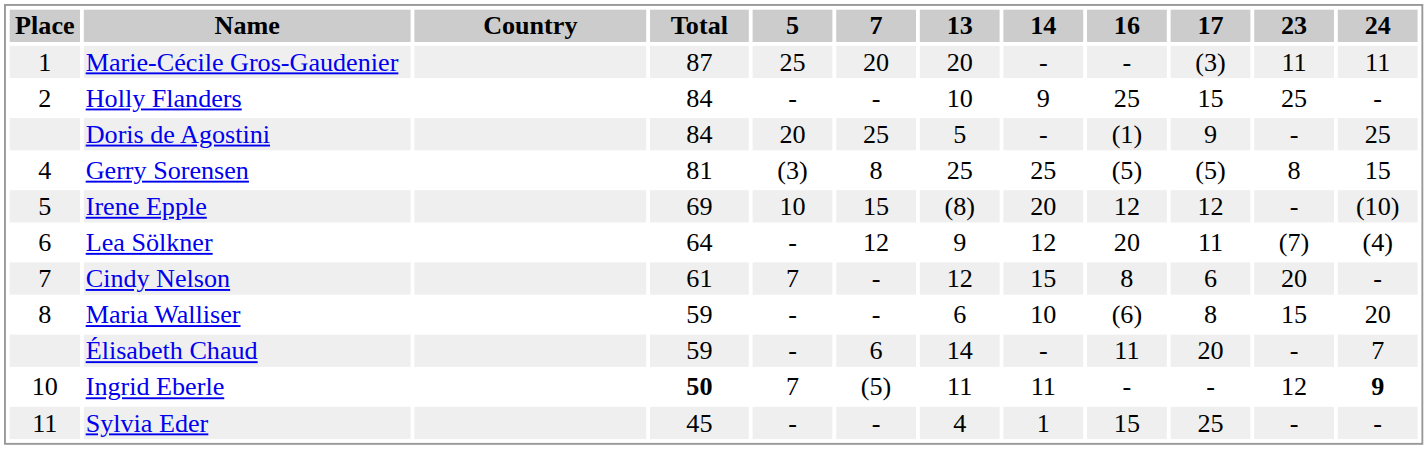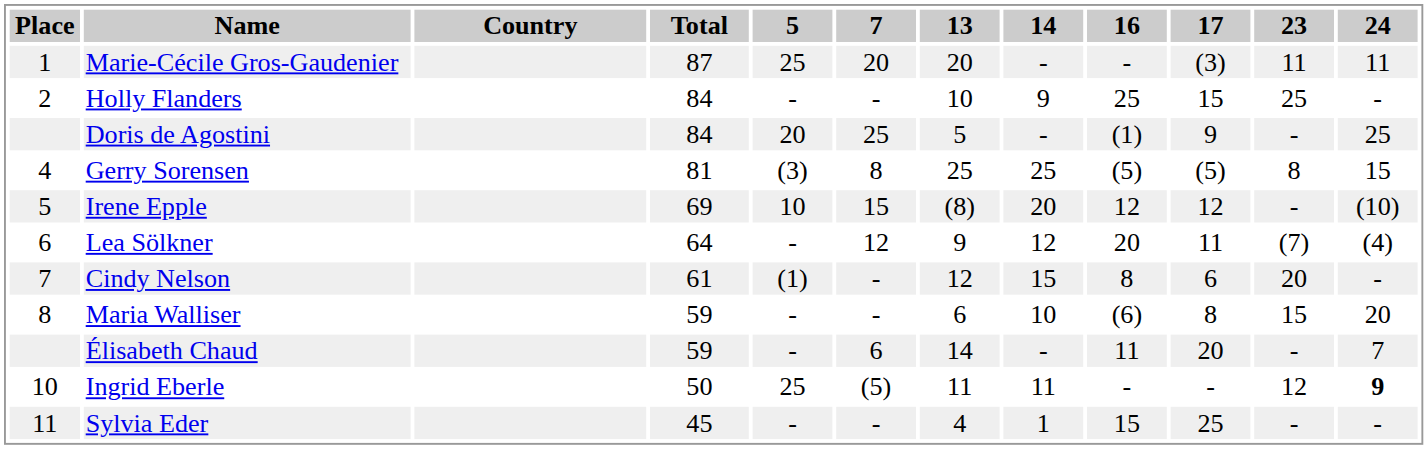(792, 279) 7 -> (792, 279) (1)
(699, 387) bold -> (699, 387) normal
(792, 387) 7 -> (792, 387) 25
